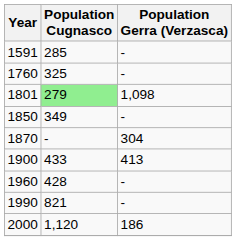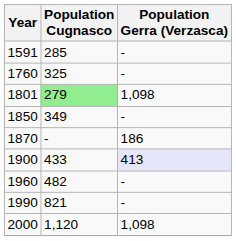(132, 138) 304 -> (132, 138) 186
(132, 159) no background -> (132, 159) lavender background
(55, 181) 428 -> (55, 181) 482
(132, 224) 186 -> (138, 224) 1,098
